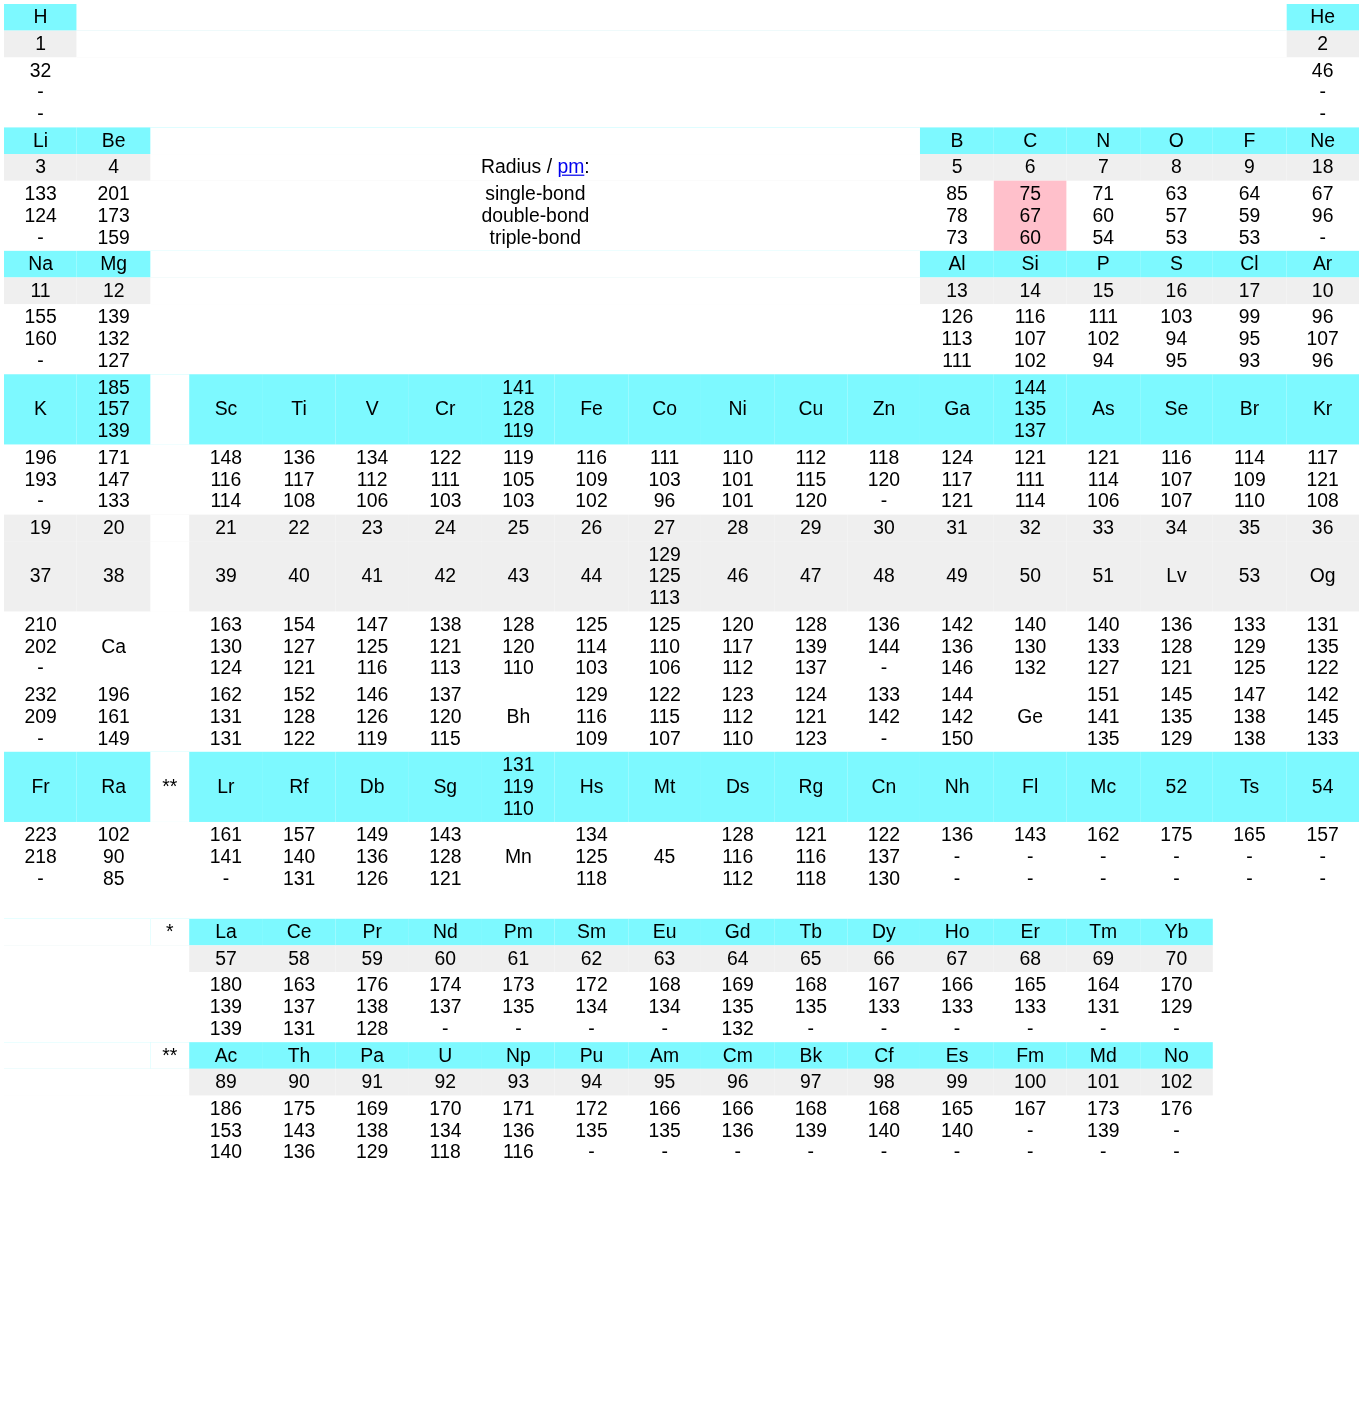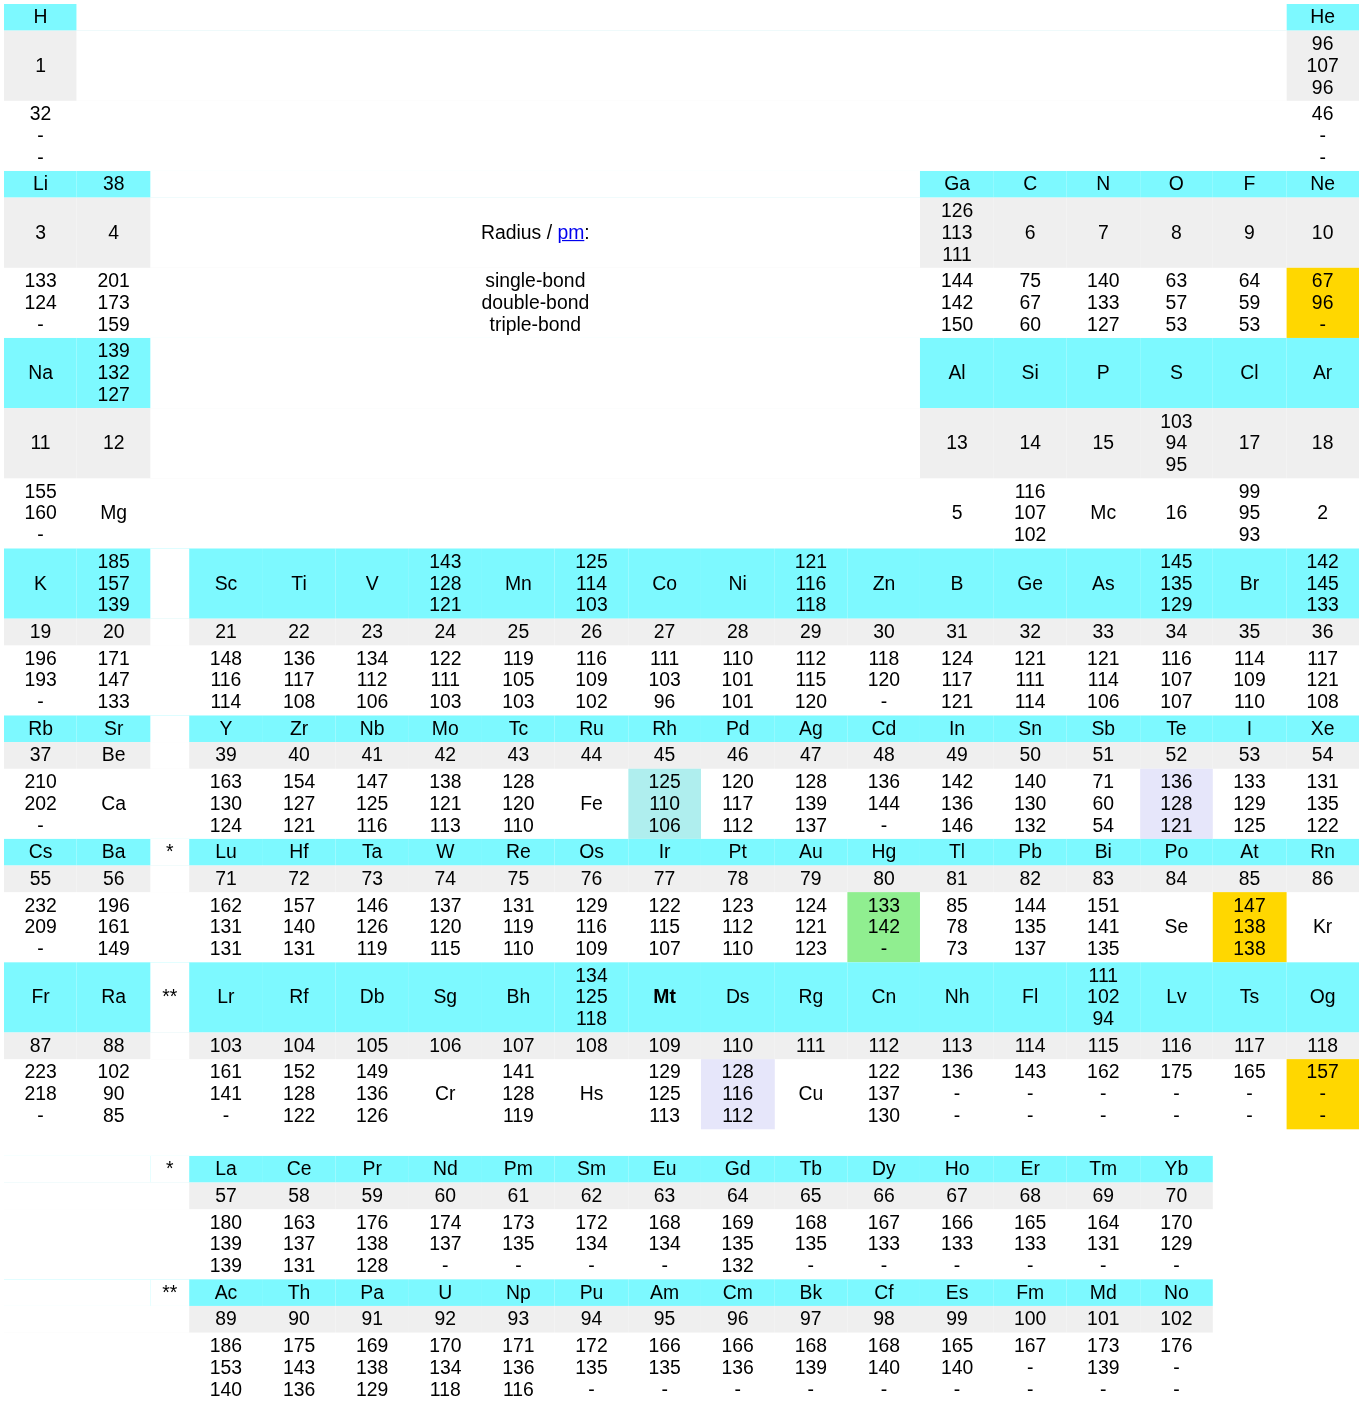(1323, 43) 2 -> (1323, 65) 96 107 96
(114, 140) Be -> (114, 184) 38
(957, 140) B -> (957, 184) Ga
(957, 167) 5 -> (957, 232) 126 113 111
(1323, 167) 18 -> (1323, 232) 10
(957, 215) 85 78 73 -> (957, 302) 144 142 150
(1030, 215) pink background -> (1030, 302) no background
(1103, 215) 71 60 54 -> (1103, 302) 140 133 127
(1323, 215) no background -> (1323, 302) gold background
(114, 264) Mg -> (114, 372) 139 132 127
(1176, 290) 16 -> (1176, 443) 103 94 95
(1323, 290) 10 -> (1323, 443) 18
(114, 339) 139 132 127 -> (114, 513) Mg
(957, 339) 126 113 111 -> (957, 513) 5
(1103, 339) 111 102 94 -> (1103, 513) Mc
(1176, 339) 103 94 95 -> (1176, 513) 16
(1323, 339) 96 107 96 -> (1323, 513) 2
(445, 409) Cr -> (445, 583) 143 128 121
(518, 409) 141 128 119 -> (518, 583) Mn
(592, 409) Fe -> (592, 583) 125 114 103
(811, 409) Cu -> (811, 583) 121 116 118
(957, 409) Ga -> (957, 583) B
(1030, 409) 144 135 137 -> (1030, 583) Ge
(1176, 409) Se -> (1176, 583) 145 135 129
(1323, 409) Kr -> (1323, 583) 142 145 133
rows swapped: (41, 527) <-> (41, 479)
+ row: (41, 728)
(114, 576) 38 -> (114, 755) Be
(665, 576) 129 125 113 -> (665, 755) 45
(1176, 576) Lv -> (1176, 755) 52
(1323, 576) Og -> (1323, 755) 54
(592, 646) 125 114 103 -> (592, 803) Fe
(665, 646) no background -> (665, 803) paleturquoise background
(1103, 646) 140 133 127 -> (1103, 803) 71 60 54
(1176, 646) no background -> (1176, 803) lavender background
+ row: (41, 852)
+ row: (41, 878)
(299, 716) 152 128 122 -> (299, 927) 157 140 131
(518, 716) Bh -> (518, 927) 131 119 110
(884, 716) no background -> (884, 927) lightgreen background
(957, 716) 144 142 150 -> (957, 927) 85 78 73
(1030, 716) Ge -> (1030, 927) 144 135 137
(1176, 716) 145 135 129 -> (1176, 927) Se
(1249, 716) no background -> (1249, 927) gold background
(1323, 716) 142 145 133 -> (1323, 927) Kr
(518, 786) 131 119 110 -> (518, 997) Bh
(591, 786) Hs -> (592, 997) 134 125 118
(665, 786) normal -> (665, 997) bold
(1103, 786) Mc -> (1103, 997) 111 102 94
(1176, 786) 52 -> (1176, 997) Lv
(1323, 786) 54 -> (1323, 997) Og
+ row: (41, 1045)
(299, 856) 157 140 131 -> (299, 1094) 152 128 122
(445, 856) 143 128 121 -> (445, 1094) Cr
(518, 856) Mn -> (518, 1094) 141 128 119
(592, 856) 134 125 118 -> (591, 1094) Hs
(665, 856) 45 -> (665, 1094) 129 125 113
(738, 856) no background -> (738, 1094) lavender background
(811, 856) 121 116 118 -> (811, 1094) Cu
(1323, 856) no background -> (1323, 1094) gold background
